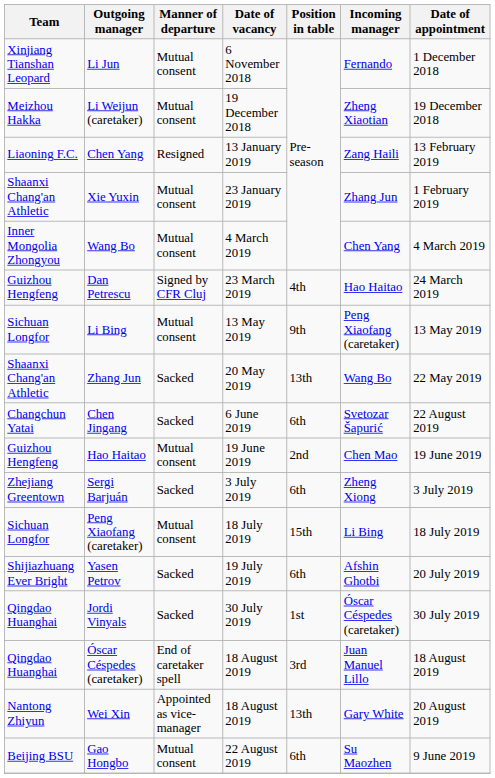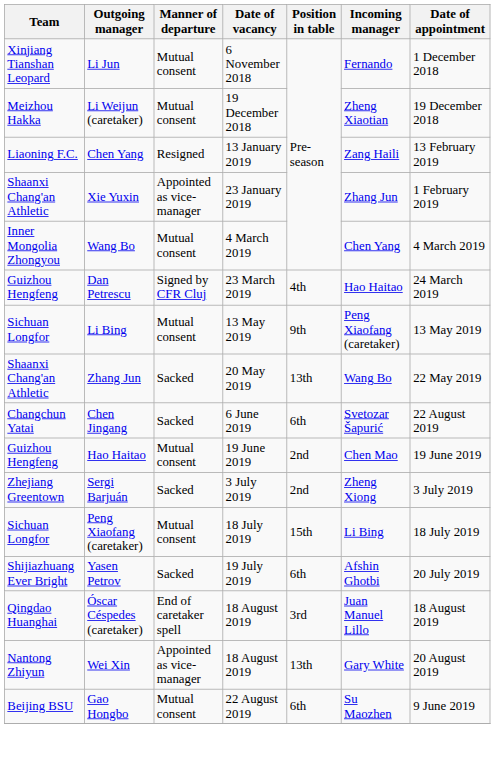(176, 196) Mutual consent -> (184, 196) Appointed as vice-manager
(298, 489) 6th -> (299, 489) 2nd
- row: (107, 615)
